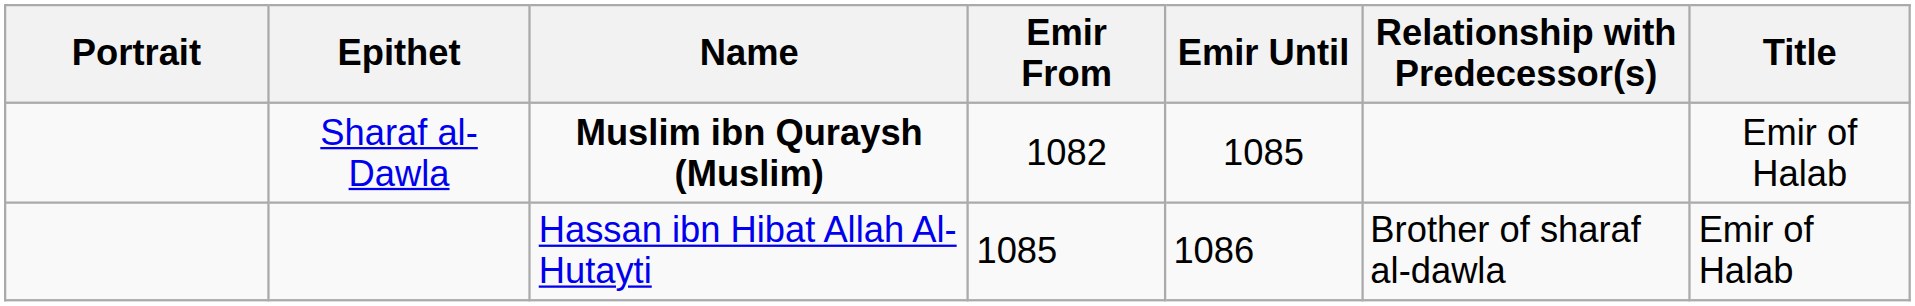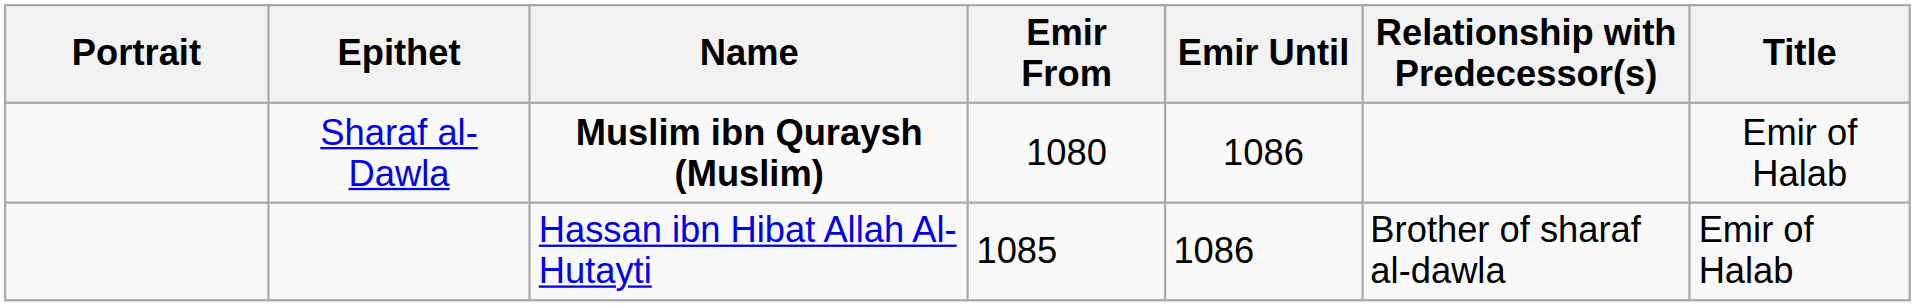(1067, 152) 1082 -> (1067, 152) 1080
(1263, 152) 1085 -> (1263, 152) 1086
